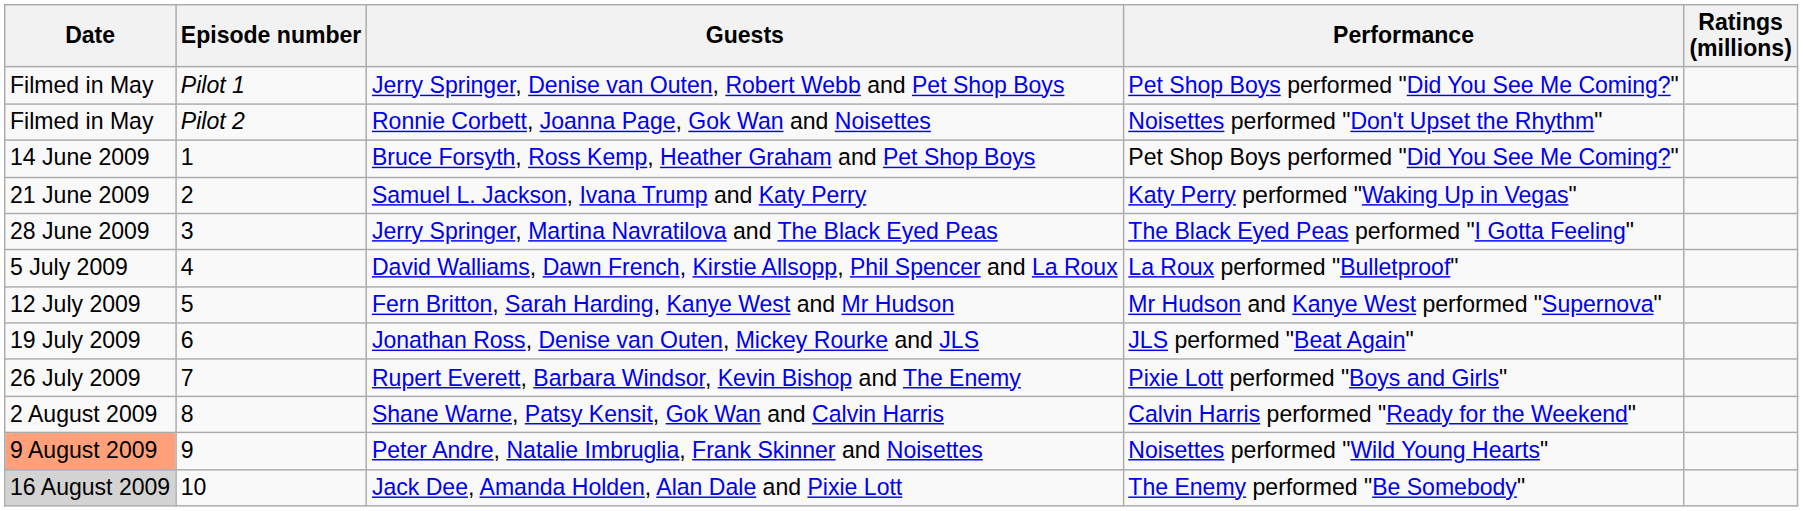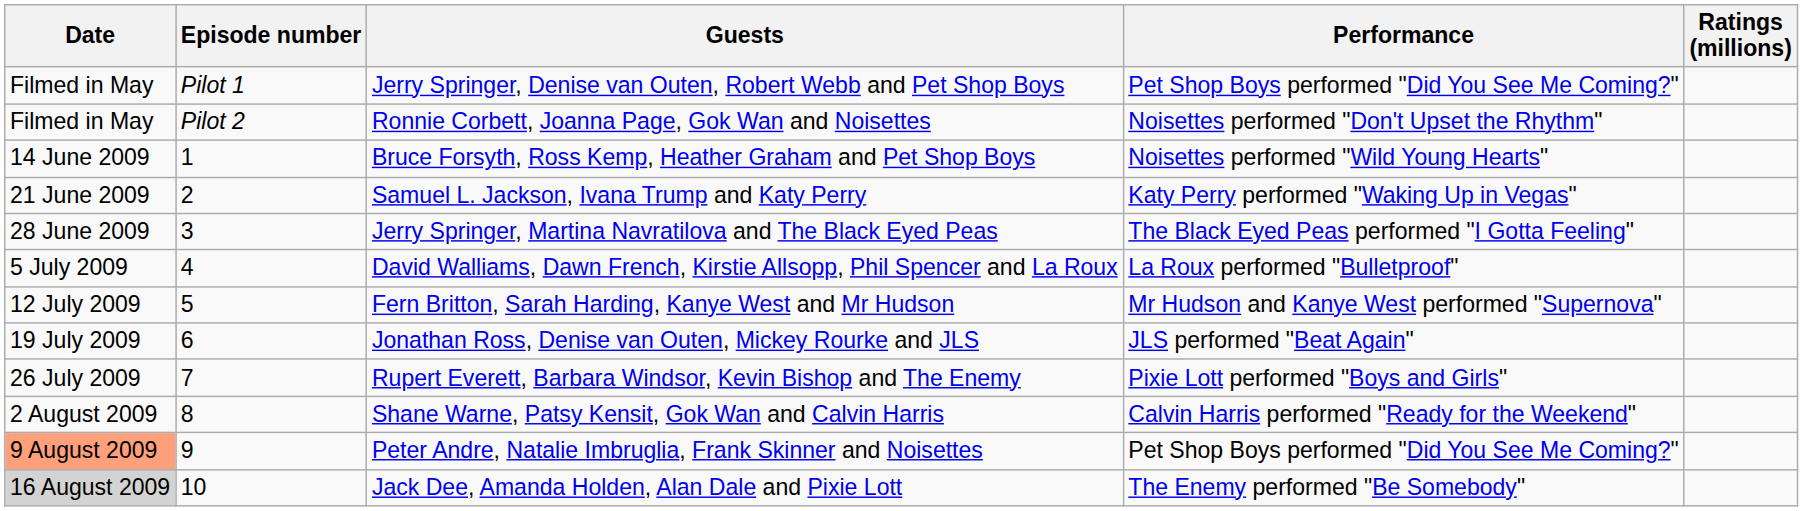(1404, 158) Pet Shop Boys performed "Did You See Me Coming?" -> (1338, 158) Noisettes performed "Wild Young Hearts"
(1338, 450) Noisettes performed "Wild Young Hearts" -> (1404, 450) Pet Shop Boys performed "Did You See Me Coming?"
